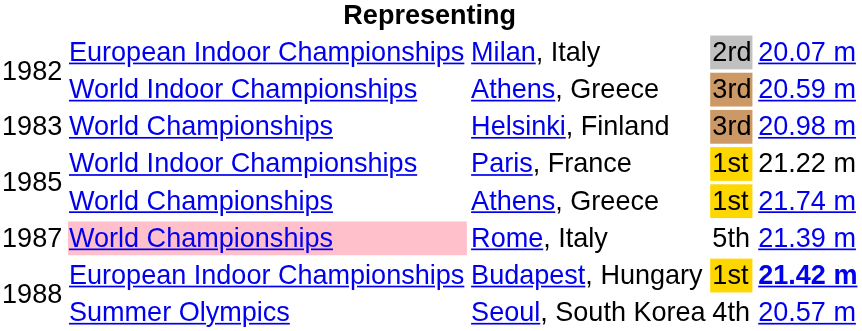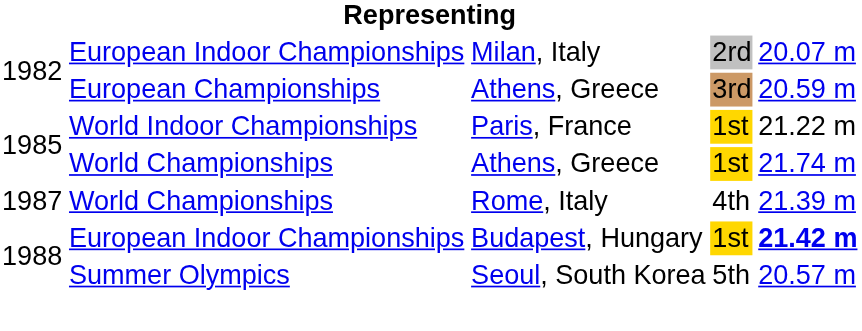(243, 89) World Indoor Championships -> (225, 89) European Championships
- row: (32, 126)
(201, 238) pink background -> (201, 200) no background
(731, 238) 5th -> (731, 200) 4th
(731, 312) 4th -> (731, 275) 5th
